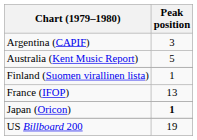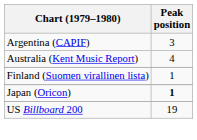(172, 59) 5 -> (172, 59) 4
- row: (38, 93)
